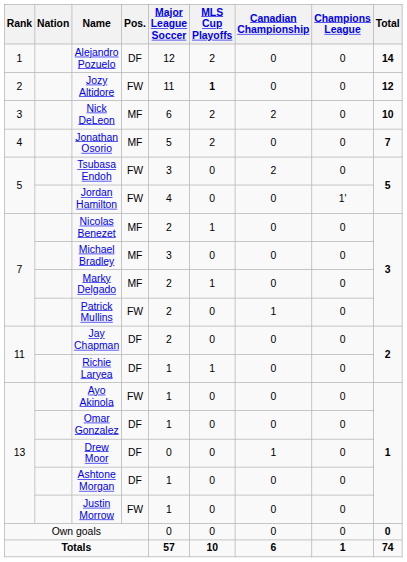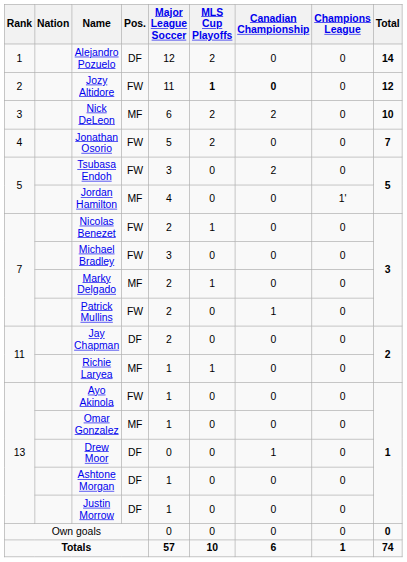(273, 86) normal -> (273, 86) bold
(135, 143) MF -> (135, 143) FW
(135, 199) FW -> (135, 199) MF
(135, 227) MF -> (135, 227) FW
(135, 255) MF -> (135, 255) FW
(135, 368) DF -> (135, 368) MF
(135, 425) DF -> (135, 425) MF
(135, 509) FW -> (135, 509) DF
